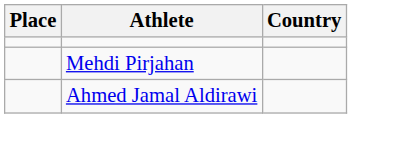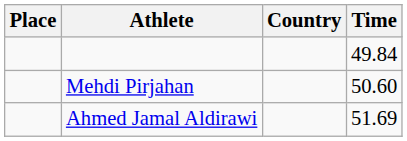+ column: (374, 20)
